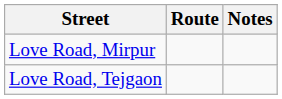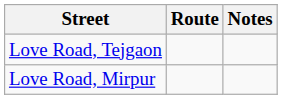rows swapped: (82, 49) <-> (85, 79)
